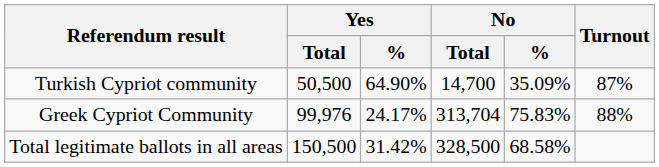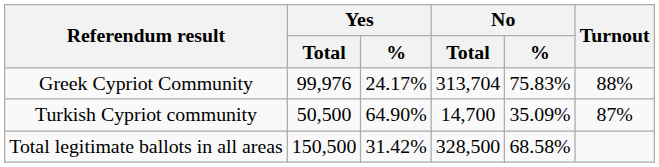rows swapped: (146, 83) <-> (146, 114)
